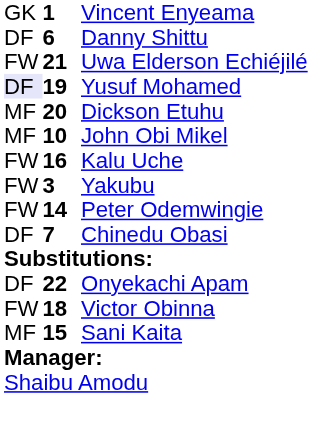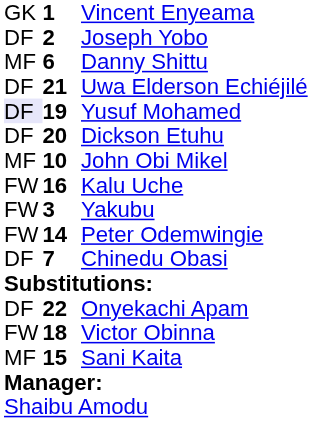+ row: (144, 37)
(19, 37) DF -> (20, 62) MF
(21, 62) FW -> (19, 86) DF
(20, 111) MF -> (19, 136) DF
